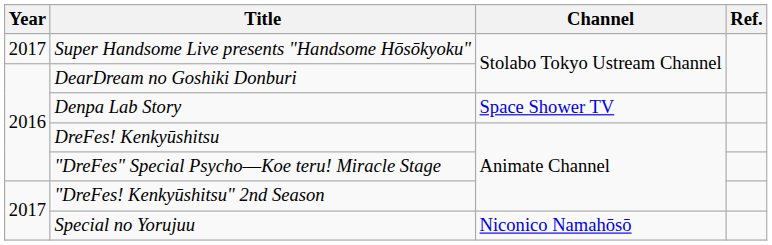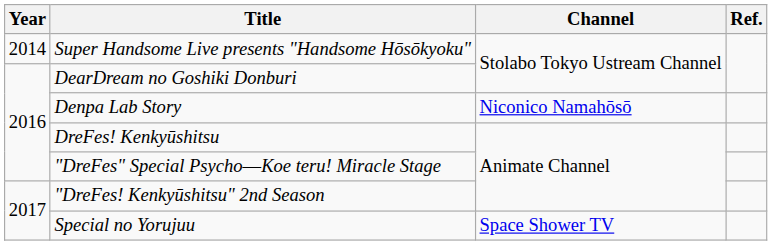(27, 48) 2017 -> (27, 48) 2014
(547, 107) Space Shower TV -> (556, 107) Niconico Namahōsō
(556, 225) Niconico Namahōsō -> (547, 225) Space Shower TV
